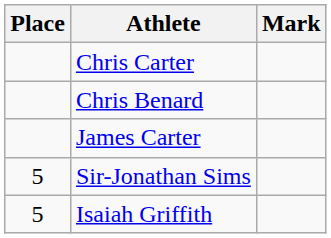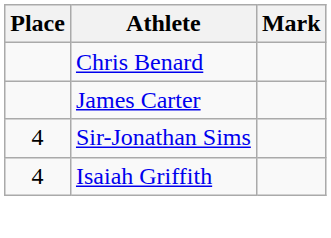- row: (135, 61)
(38, 175) 5 -> (38, 137) 4
(38, 213) 5 -> (38, 175) 4
